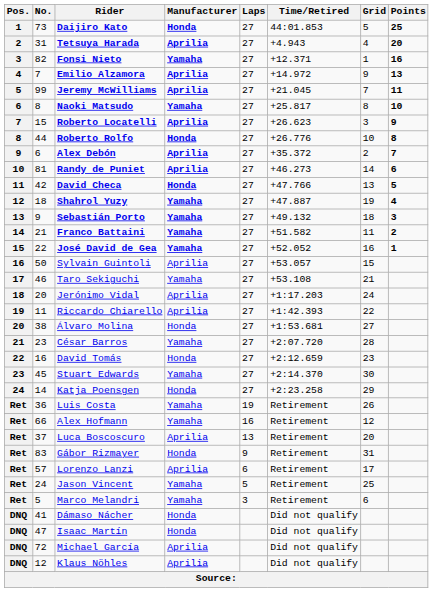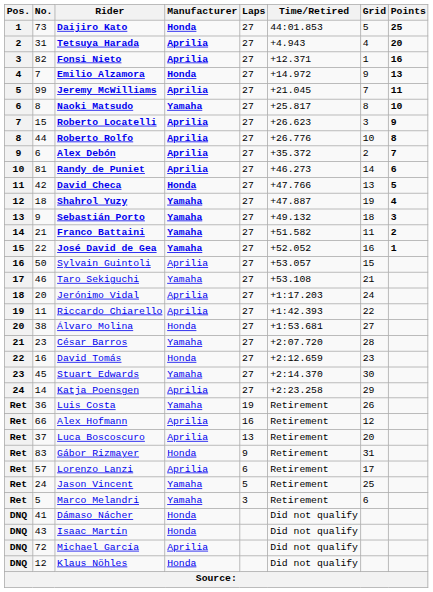(185, 60) Yamaha -> (188, 60) Aprilia
(188, 76) Aprilia -> (182, 76) Honda
(182, 139) Honda -> (188, 139) Aprilia
(182, 391) Honda -> (188, 391) Aprilia
(185, 422) Yamaha -> (188, 422) Aprilia
(41, 532) 47 -> (41, 532) 43
(188, 564) Aprilia -> (182, 564) Honda
